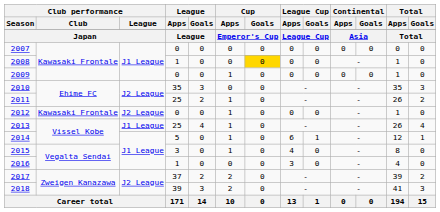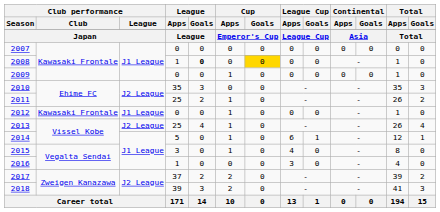(202, 62) normal -> (202, 62) bold
(143, 112) J2 League -> (143, 112) J1 League
(143, 125) J1 League -> (143, 125) J2 League
